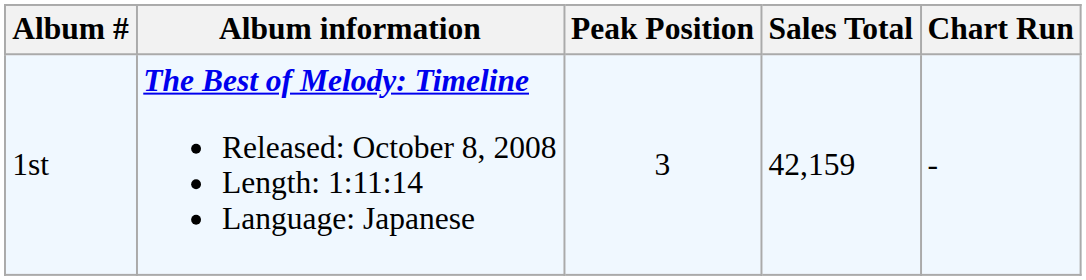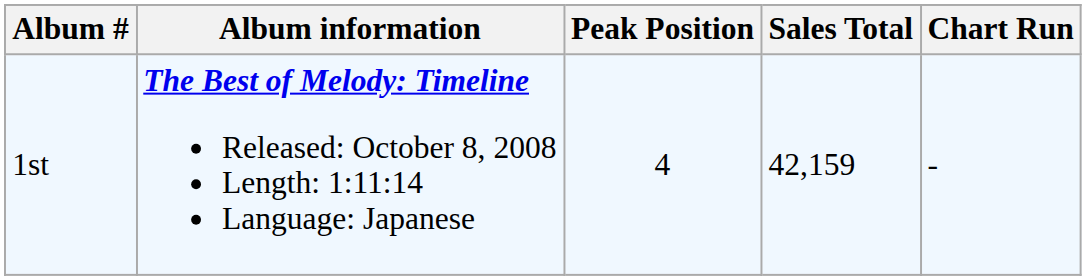(662, 164) 3 -> (662, 164) 4
